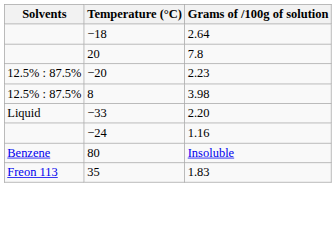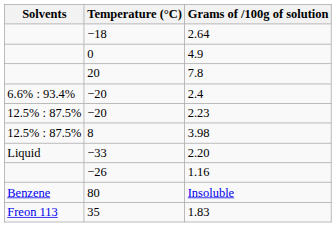+ row: (196, 53)
+ row: (196, 93)
(97, 133) −24 -> (97, 172) −26
